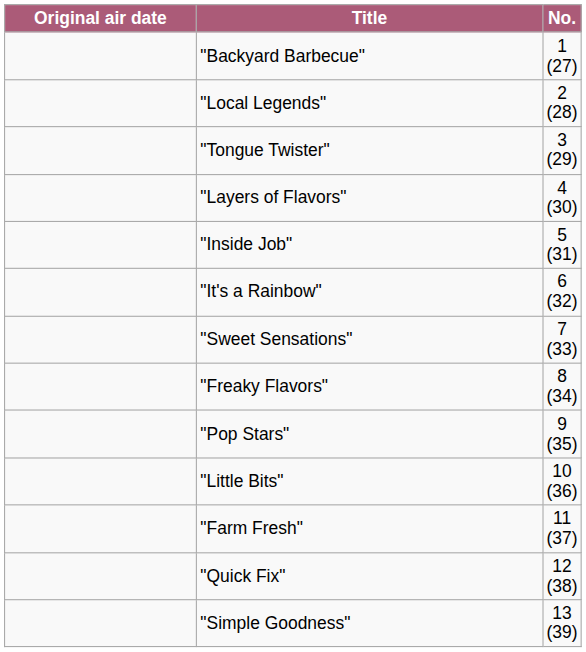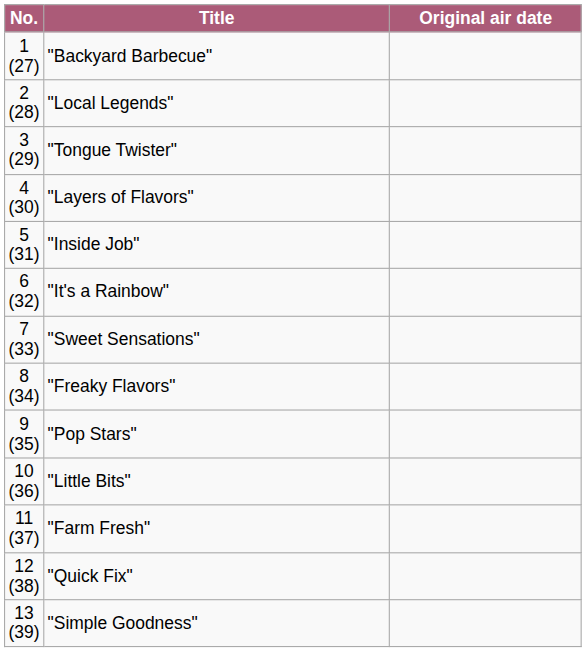columns swapped: (562, 18) <-> (100, 18)
